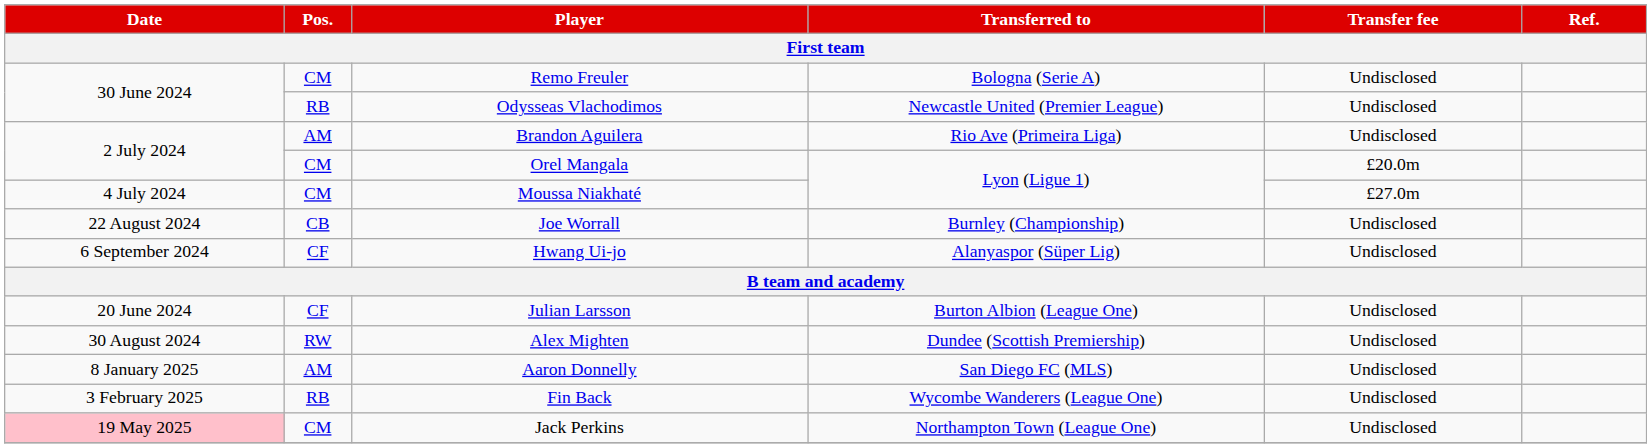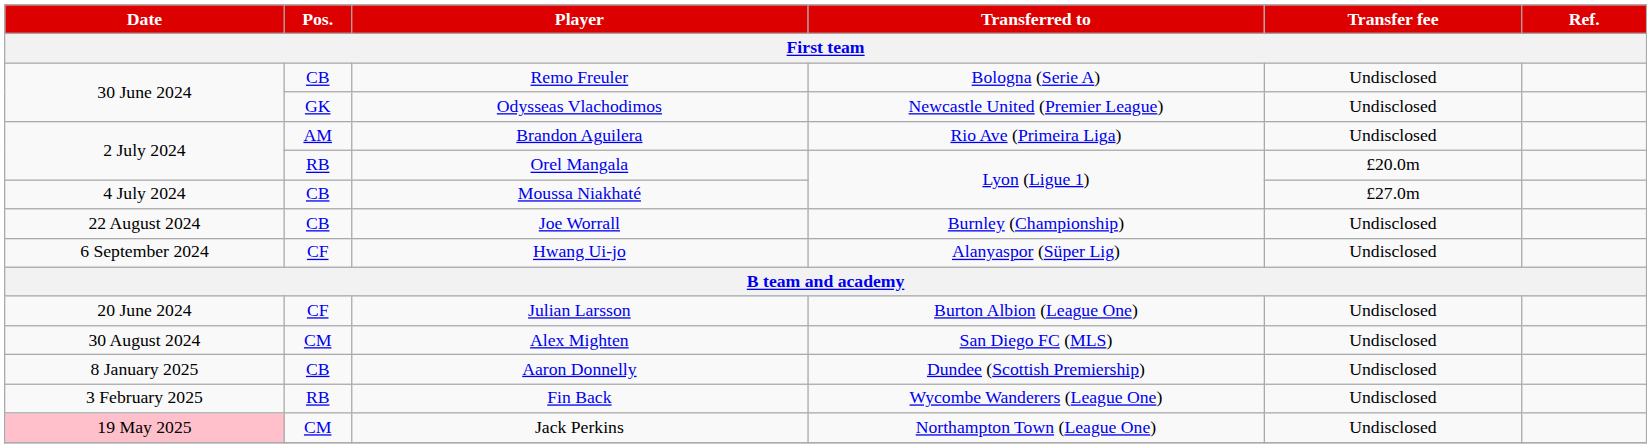(318, 77) CM -> (318, 77) CB
(318, 106) RB -> (318, 106) GK
(318, 164) CM -> (318, 164) RB
(318, 193) CM -> (318, 193) CB
(318, 339) RW -> (318, 339) CM
(1036, 339) Dundee (Scottish Premiership) -> (1036, 339) San Diego FC (MLS)
(318, 368) AM -> (318, 368) CB
(1036, 368) San Diego FC (MLS) -> (1036, 368) Dundee (Scottish Premiership)
